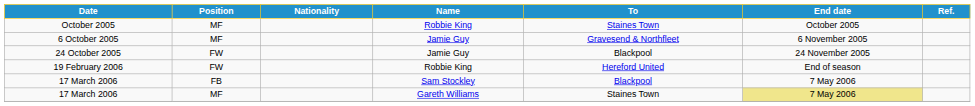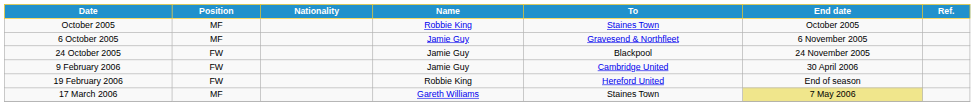+ row: (88, 67)
- row: (88, 81)
